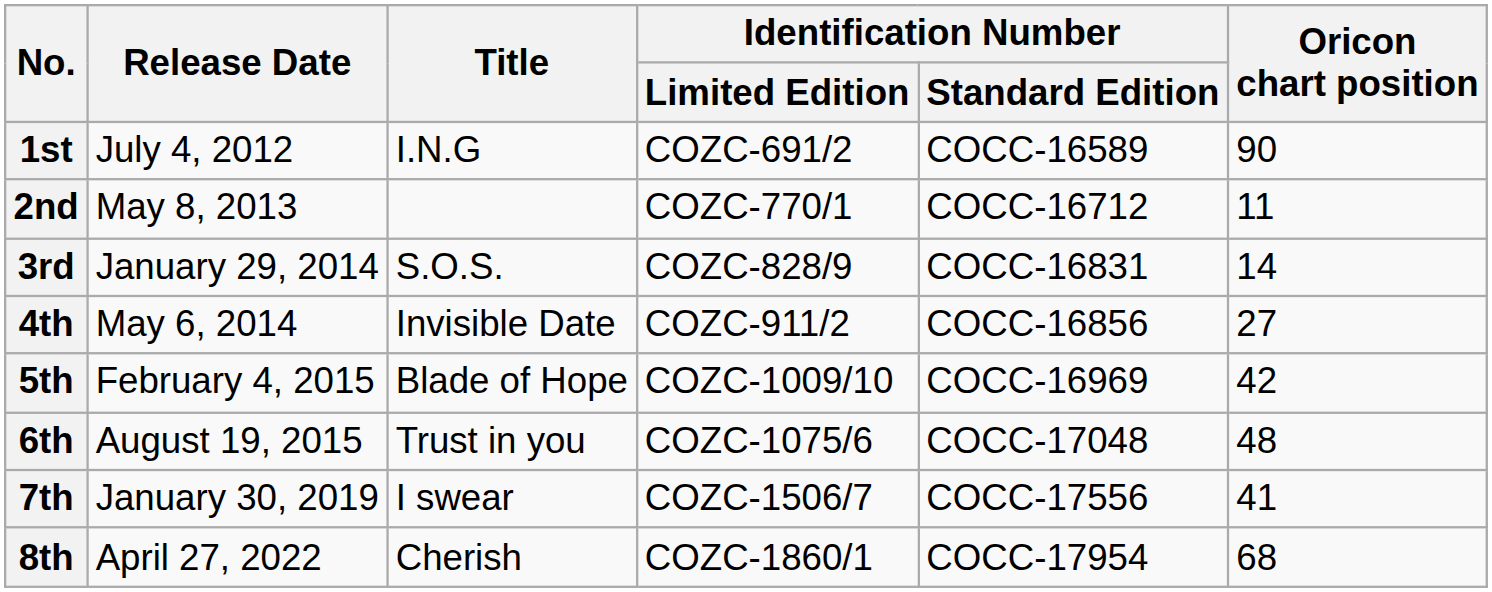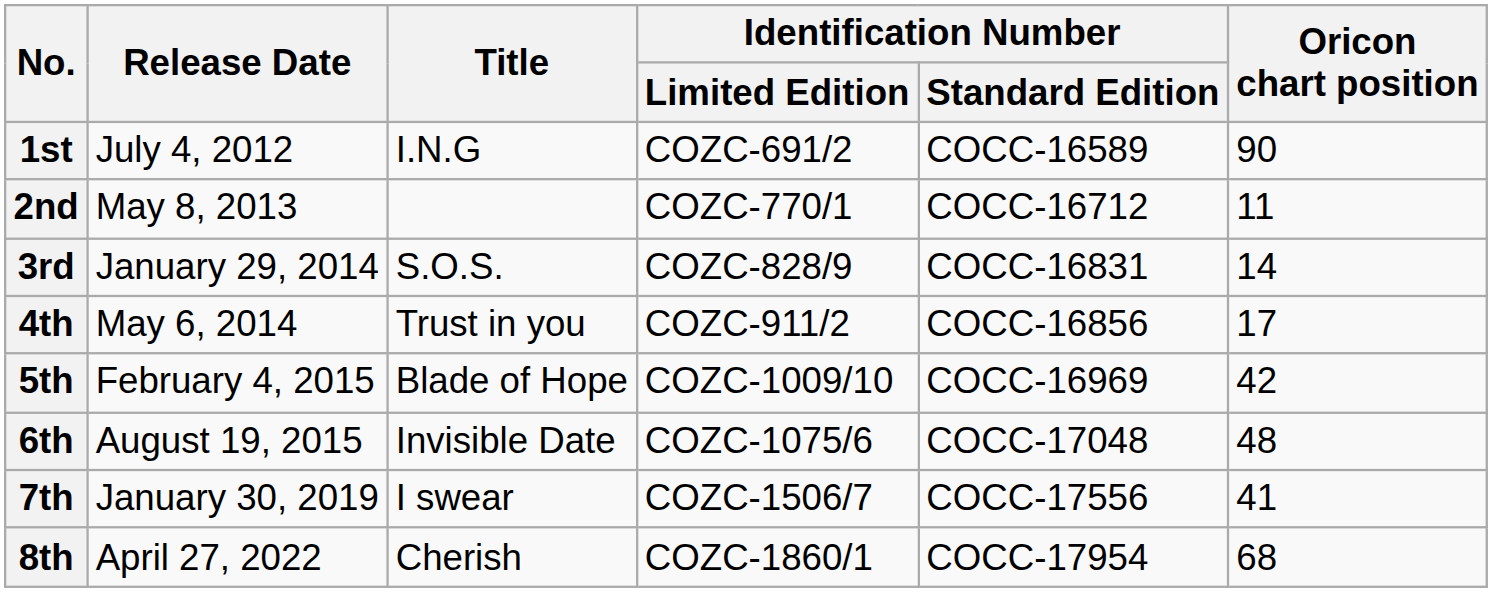(506, 324) Invisible Date -> (491, 324) Trust in you
(1257, 324) 27 -> (1257, 324) 17
(491, 440) Trust in you -> (506, 440) Invisible Date
